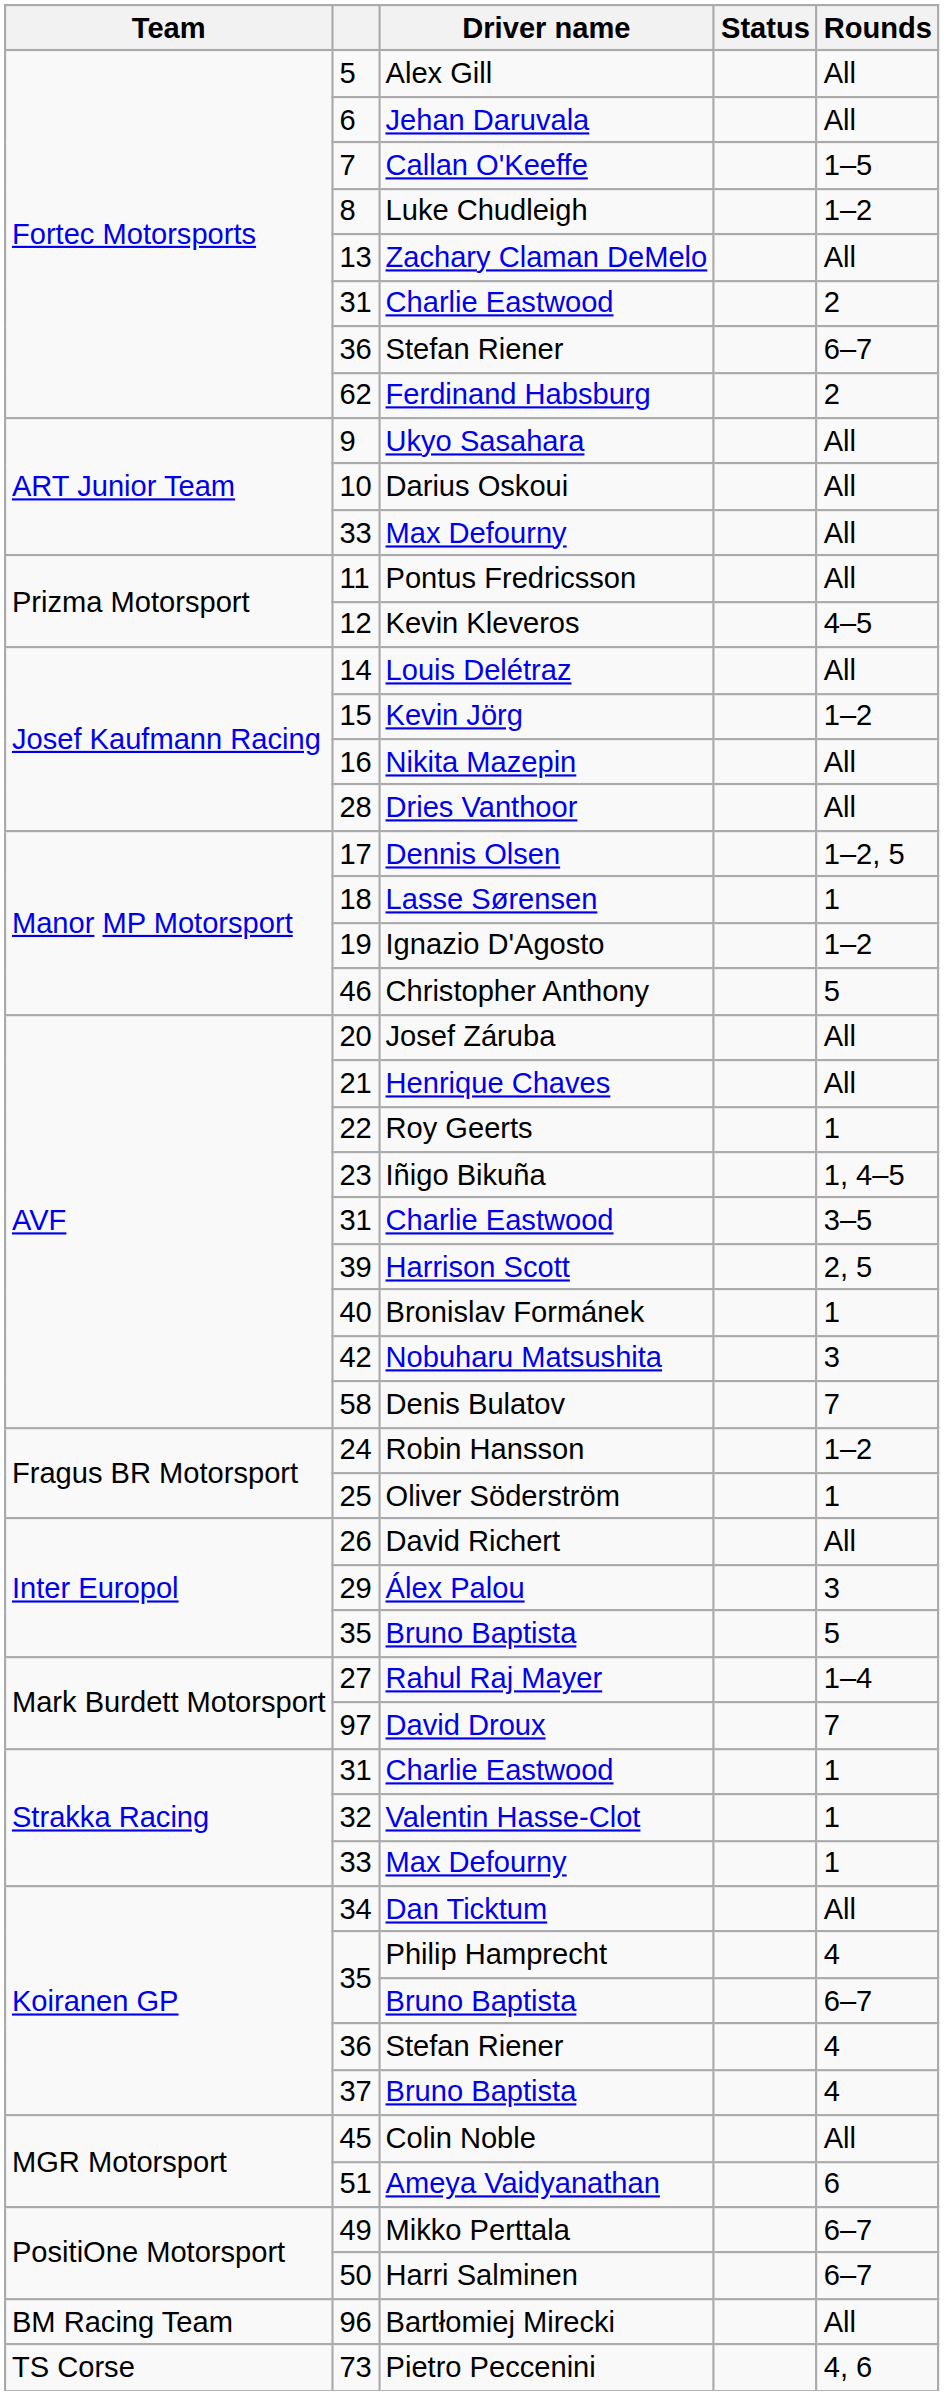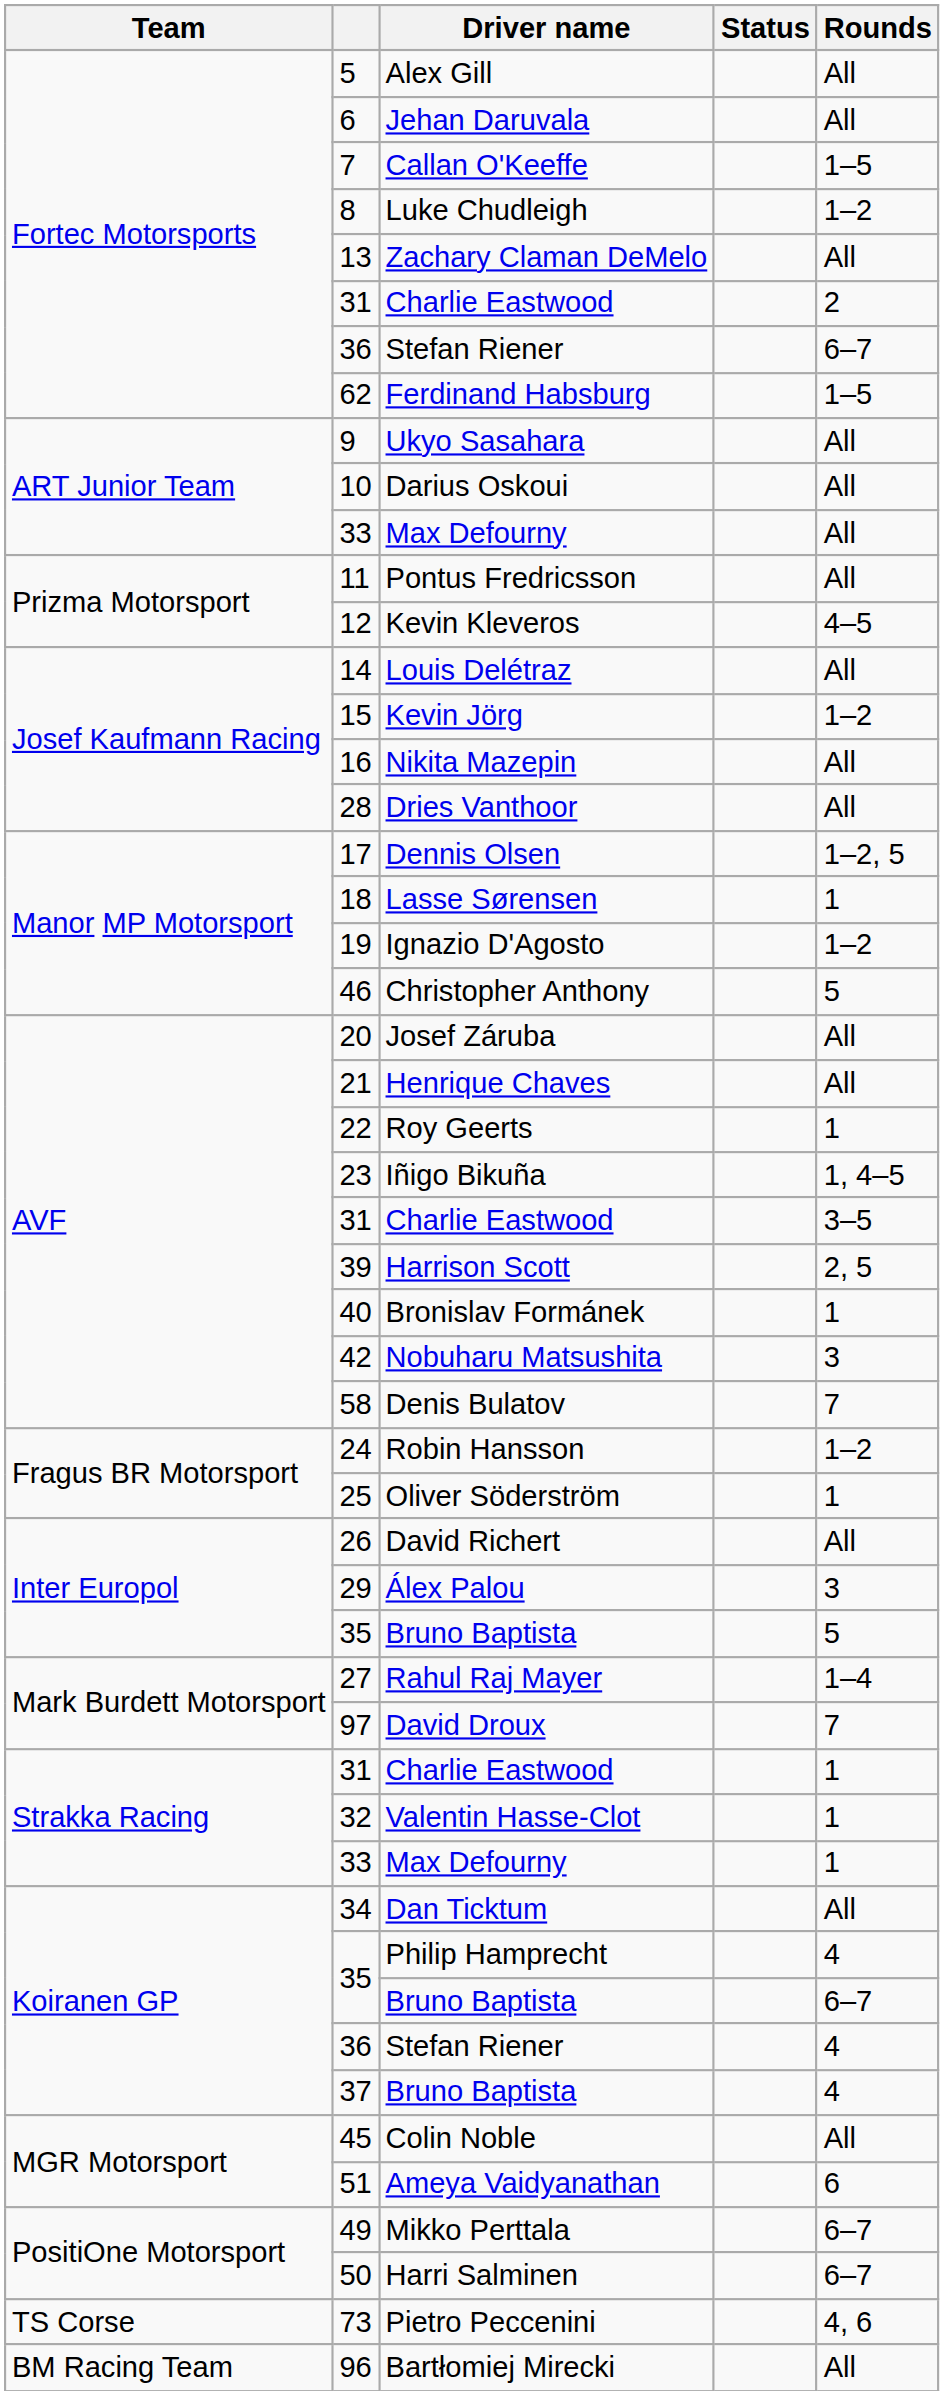(832, 395) 2 -> (848, 395) 1–5
rows swapped: (73, 2367) <-> (122, 2321)
